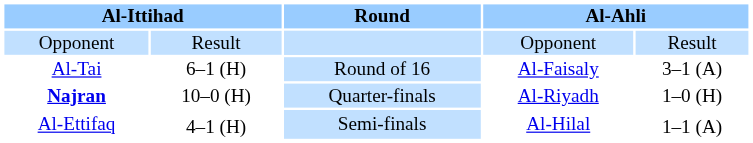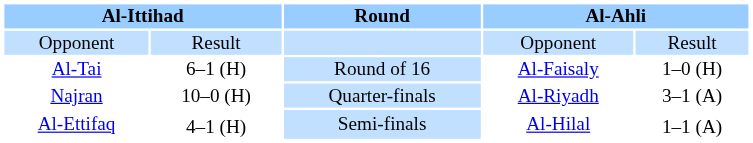(692, 69) 3–1 (A) -> (692, 69) 1–0 (H)
(77, 95) bold -> (77, 95) normal
(692, 95) 1–0 (H) -> (692, 95) 3–1 (A)
